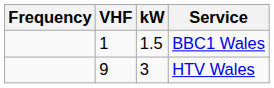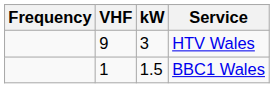rows swapped: (219, 43) <-> (213, 69)
